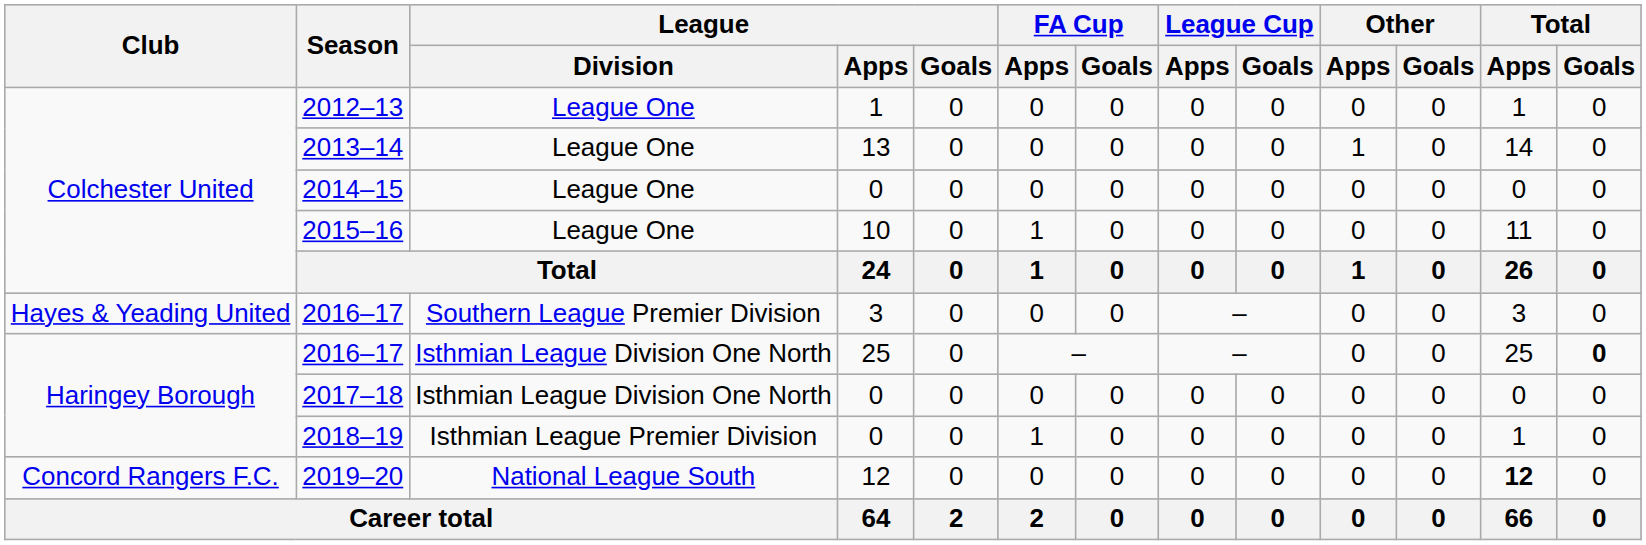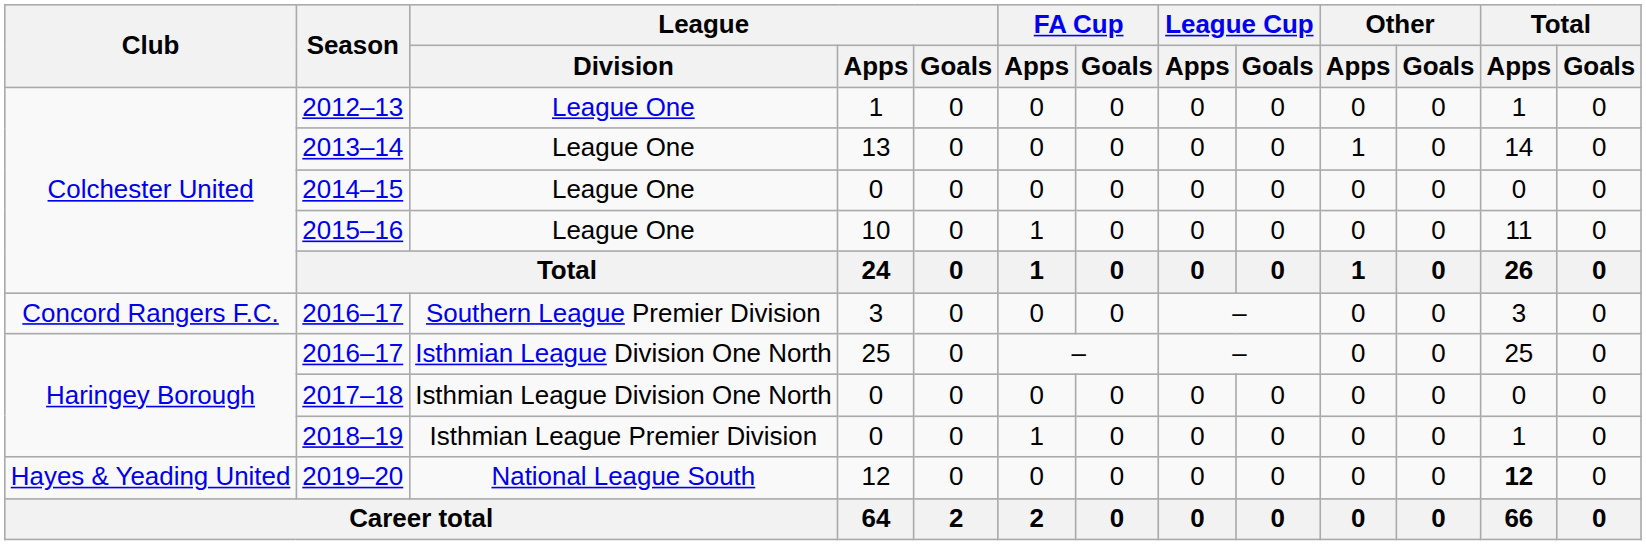(151, 312) Hayes & Yeading United -> (151, 312) Concord Rangers F.C.
(1599, 353) bold -> (1599, 353) normal
(151, 477) Concord Rangers F.C. -> (151, 477) Hayes & Yeading United
